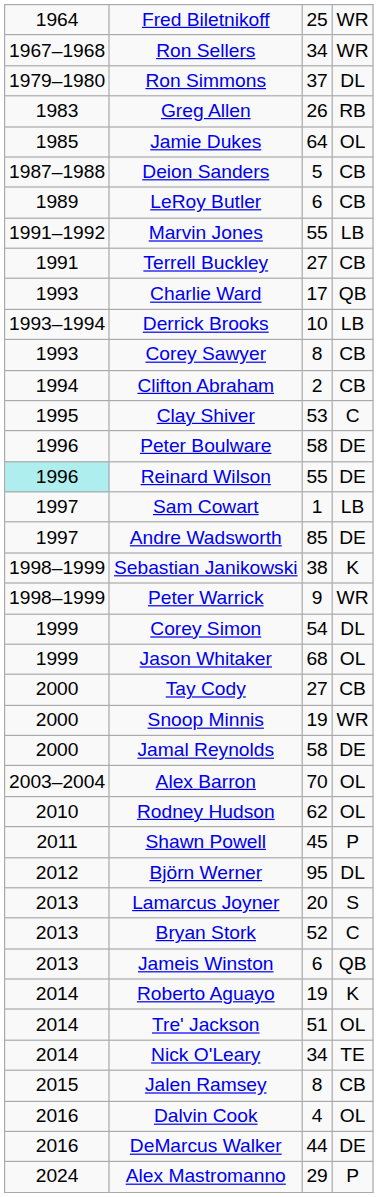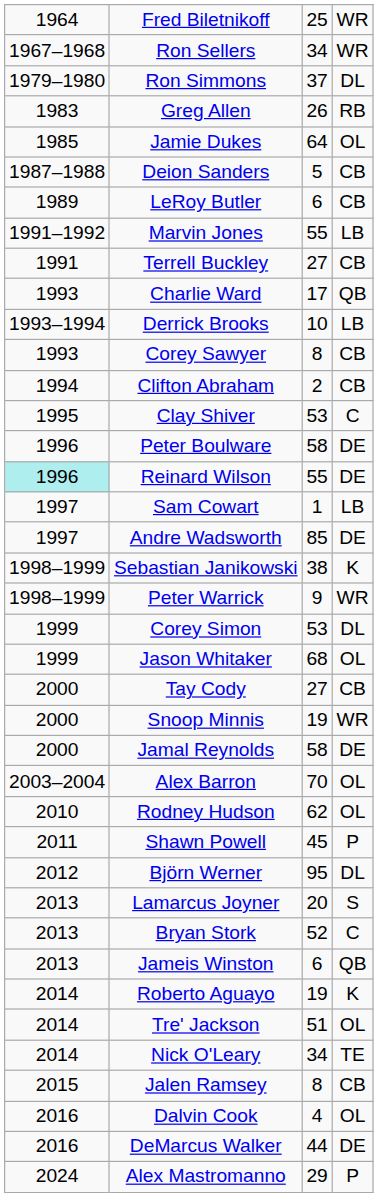(317, 628) 54 -> (317, 628) 53
